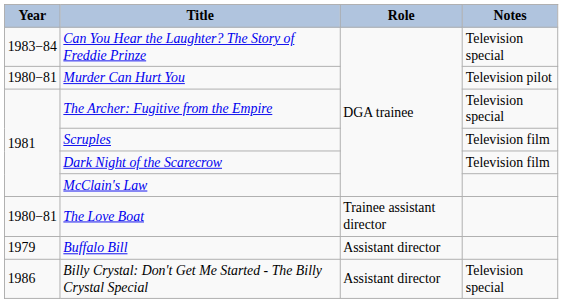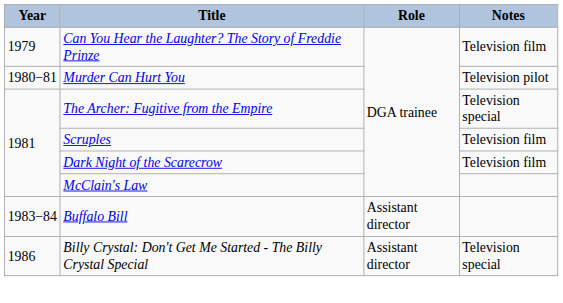(32, 47) 1983−84 -> (21, 47) 1979
(494, 47) Television special -> (504, 47) Television film
- row: (104, 216)
(21, 247) 1979 -> (32, 216) 1983−84
